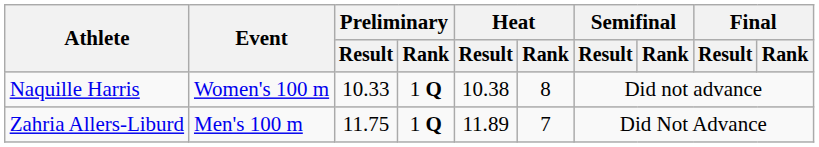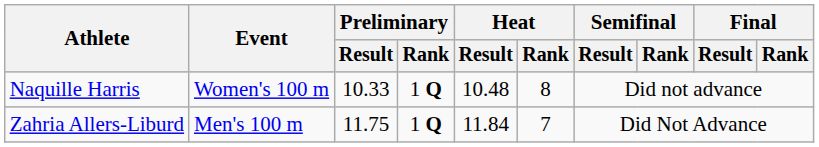(486, 89) 10.38 -> (486, 89) 10.48
(486, 124) 11.89 -> (486, 124) 11.84
